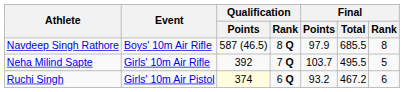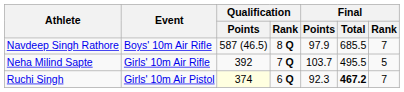(384, 46) 8 -> (384, 46) 7
(319, 79) 93.2 -> (319, 79) 92.3
(353, 79) normal -> (353, 79) bold
(384, 79) 6 -> (384, 79) 7
